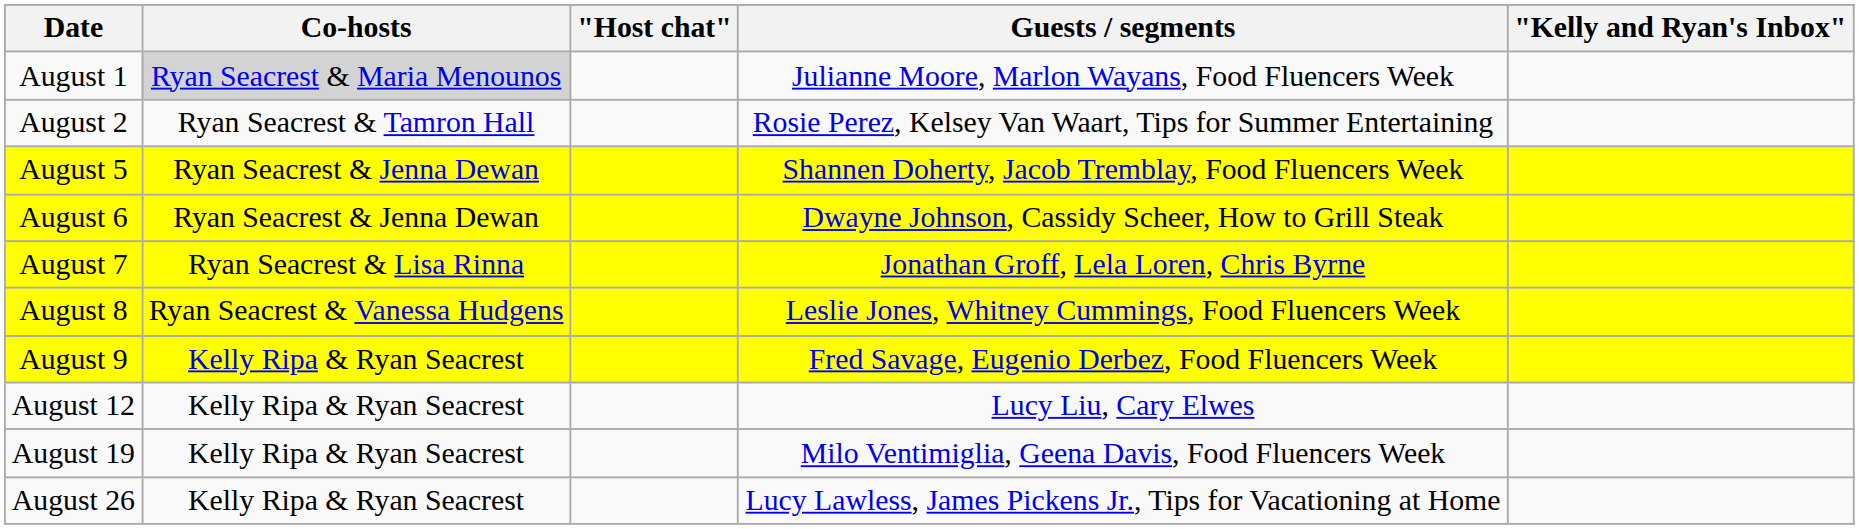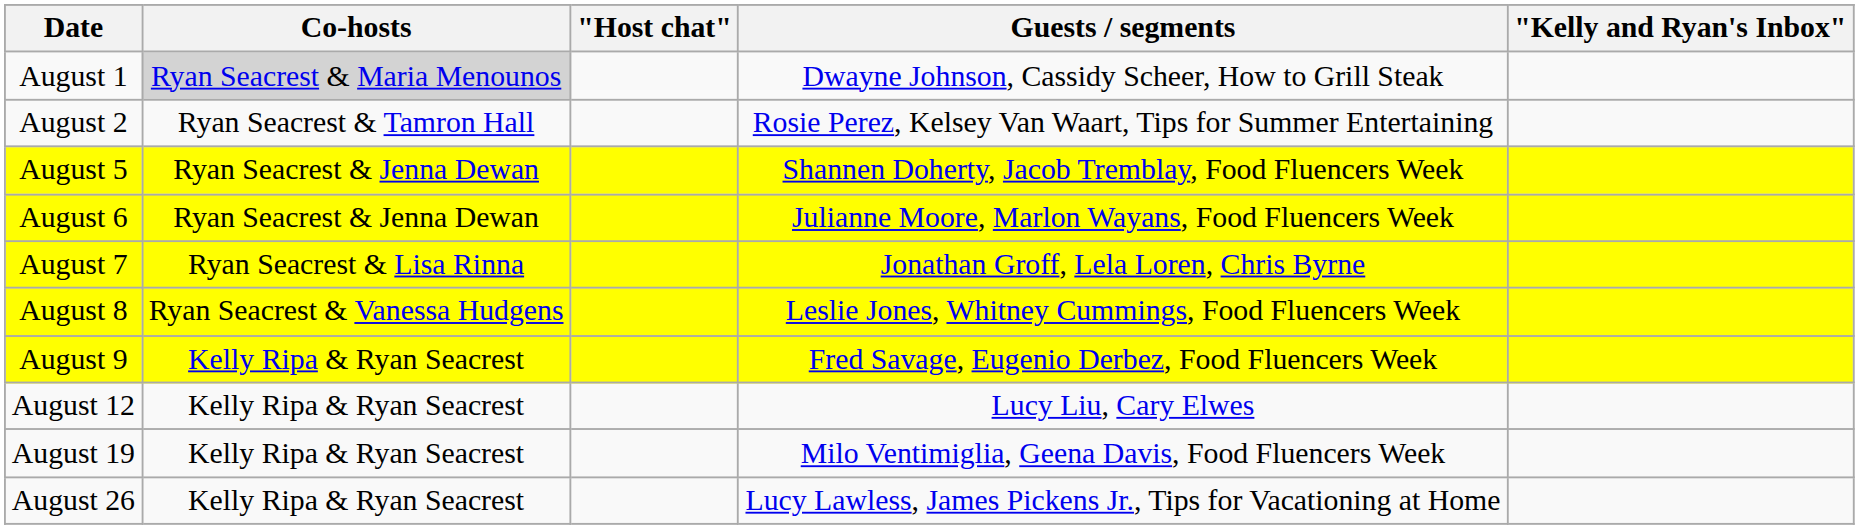(1123, 75) Julianne Moore, Marlon Wayans, Food Fluencers Week -> (1123, 75) Dwayne Johnson, Cassidy Scheer, How to Grill Steak
(1123, 216) Dwayne Johnson, Cassidy Scheer, How to Grill Steak -> (1123, 216) Julianne Moore, Marlon Wayans, Food Fluencers Week
